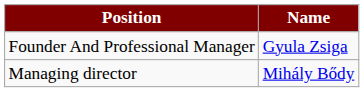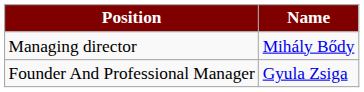rows swapped: (132, 45) <-> (73, 73)
